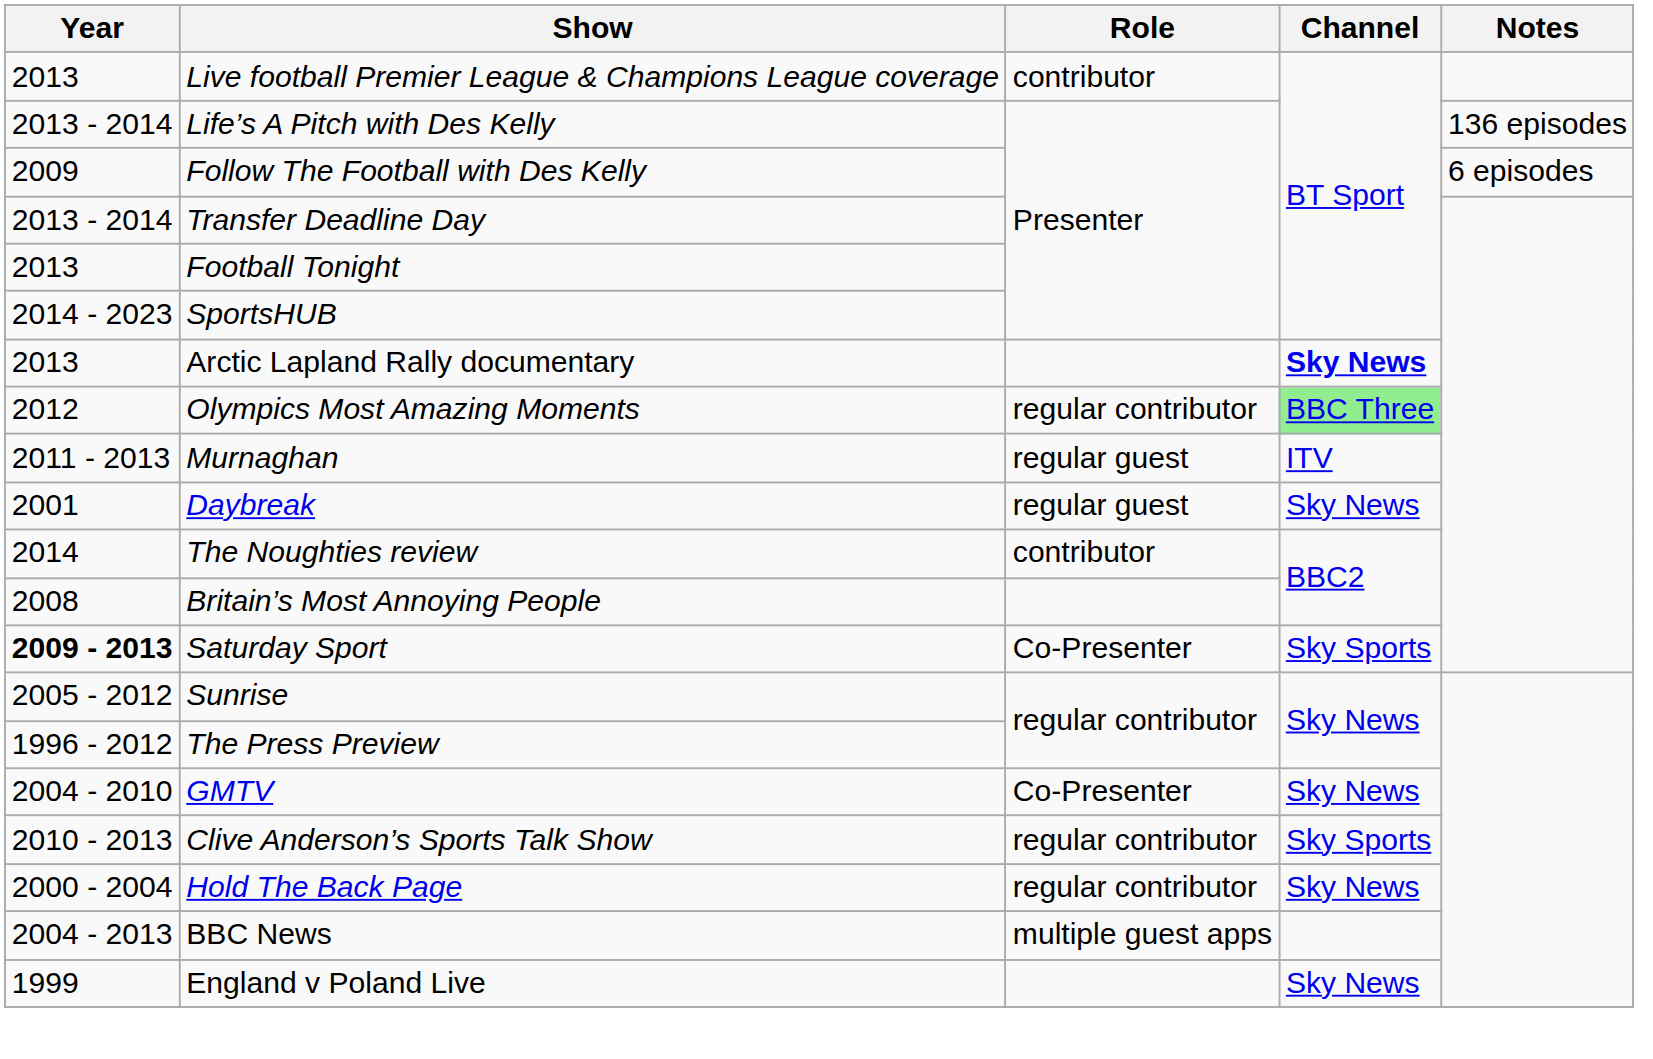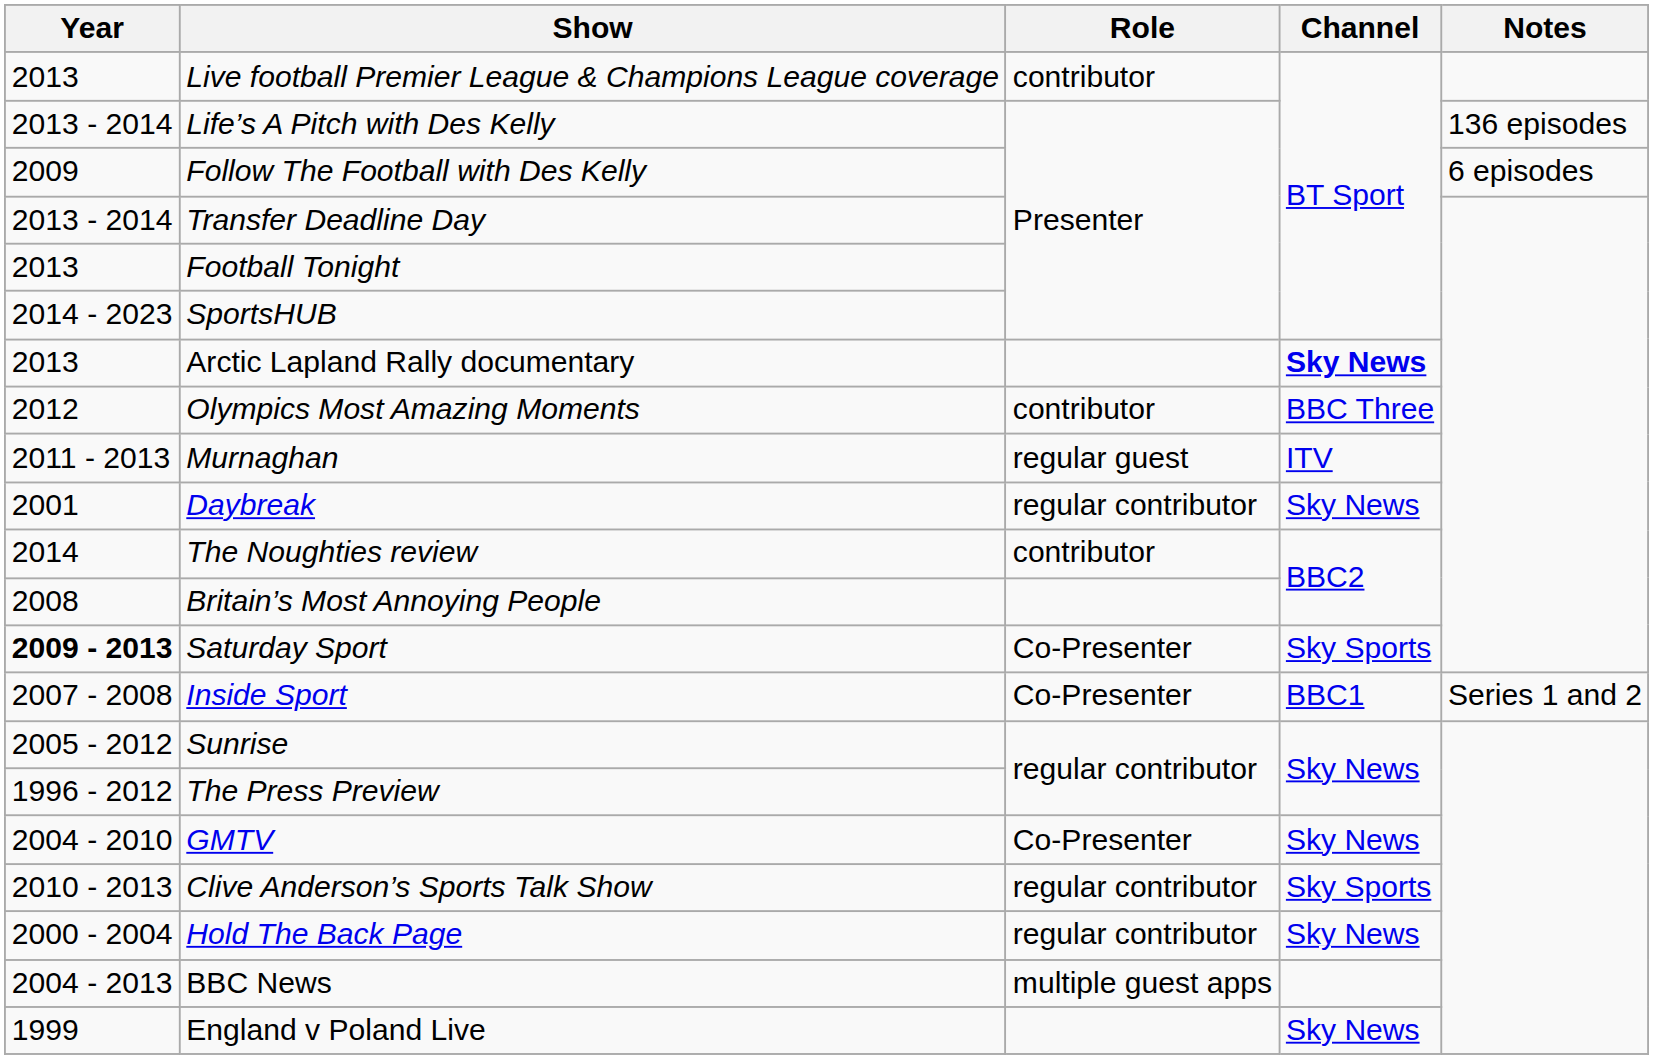(1135, 409) regular contributor -> (1084, 409) contributor
(1360, 409) lightgreen background -> (1360, 409) no background
(1101, 505) regular guest -> (1135, 505) regular contributor
+ row: (267, 696)
